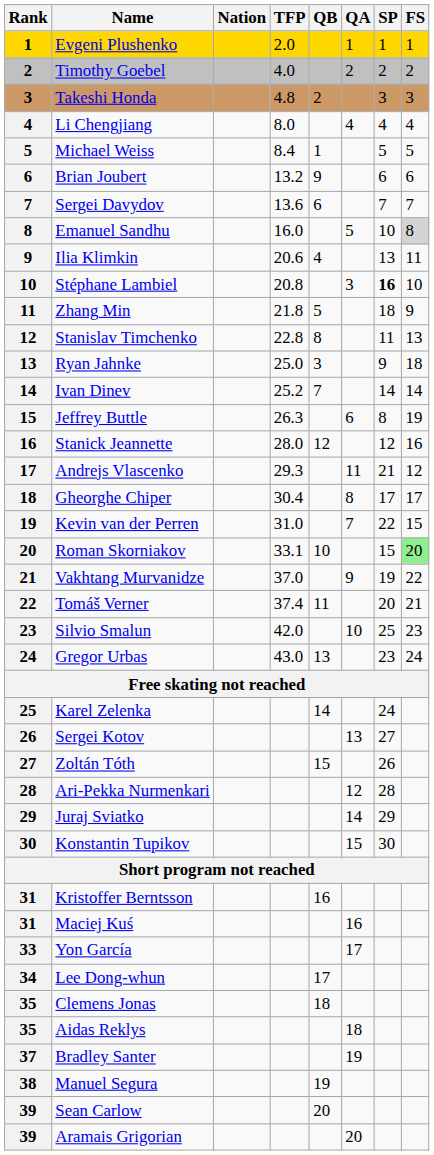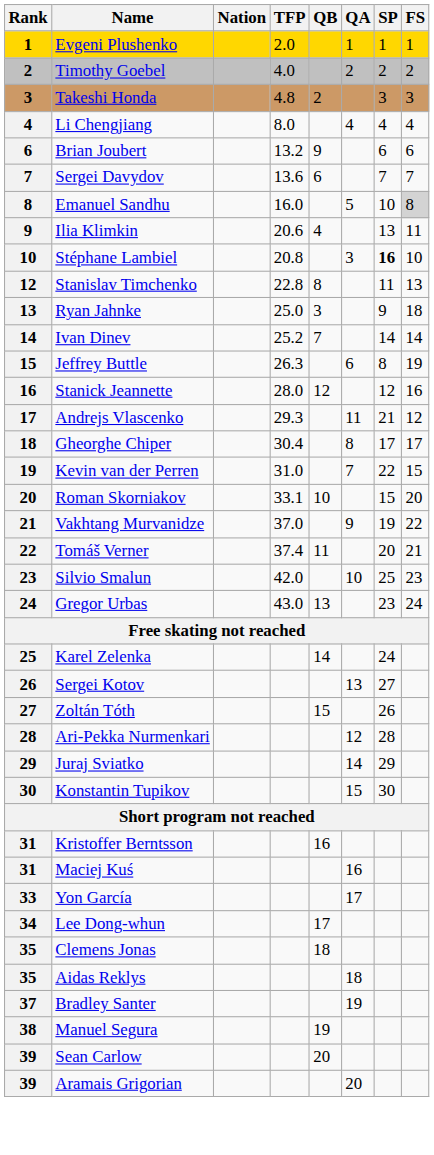- row: (105, 151)
- row: (93, 310)
(414, 550) lightgreen background -> (414, 497) no background
